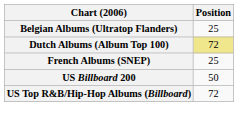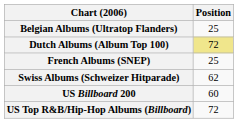+ row: (99, 77)
(213, 77) 50 -> (213, 93) 60
